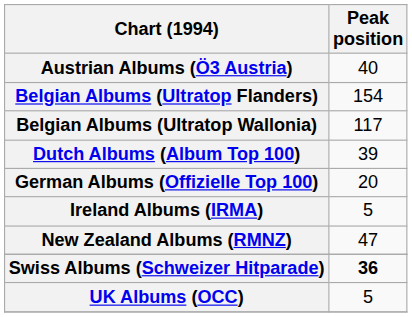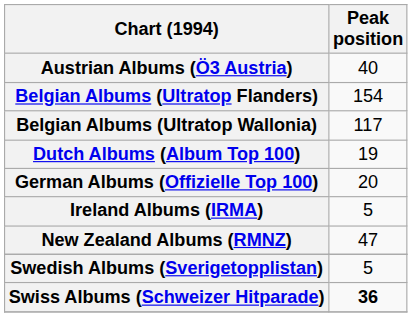(368, 153) 39 -> (368, 153) 19
+ row: (167, 268)
- row: (167, 297)
